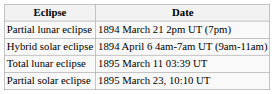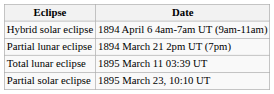rows swapped: (49, 30) <-> (50, 47)
